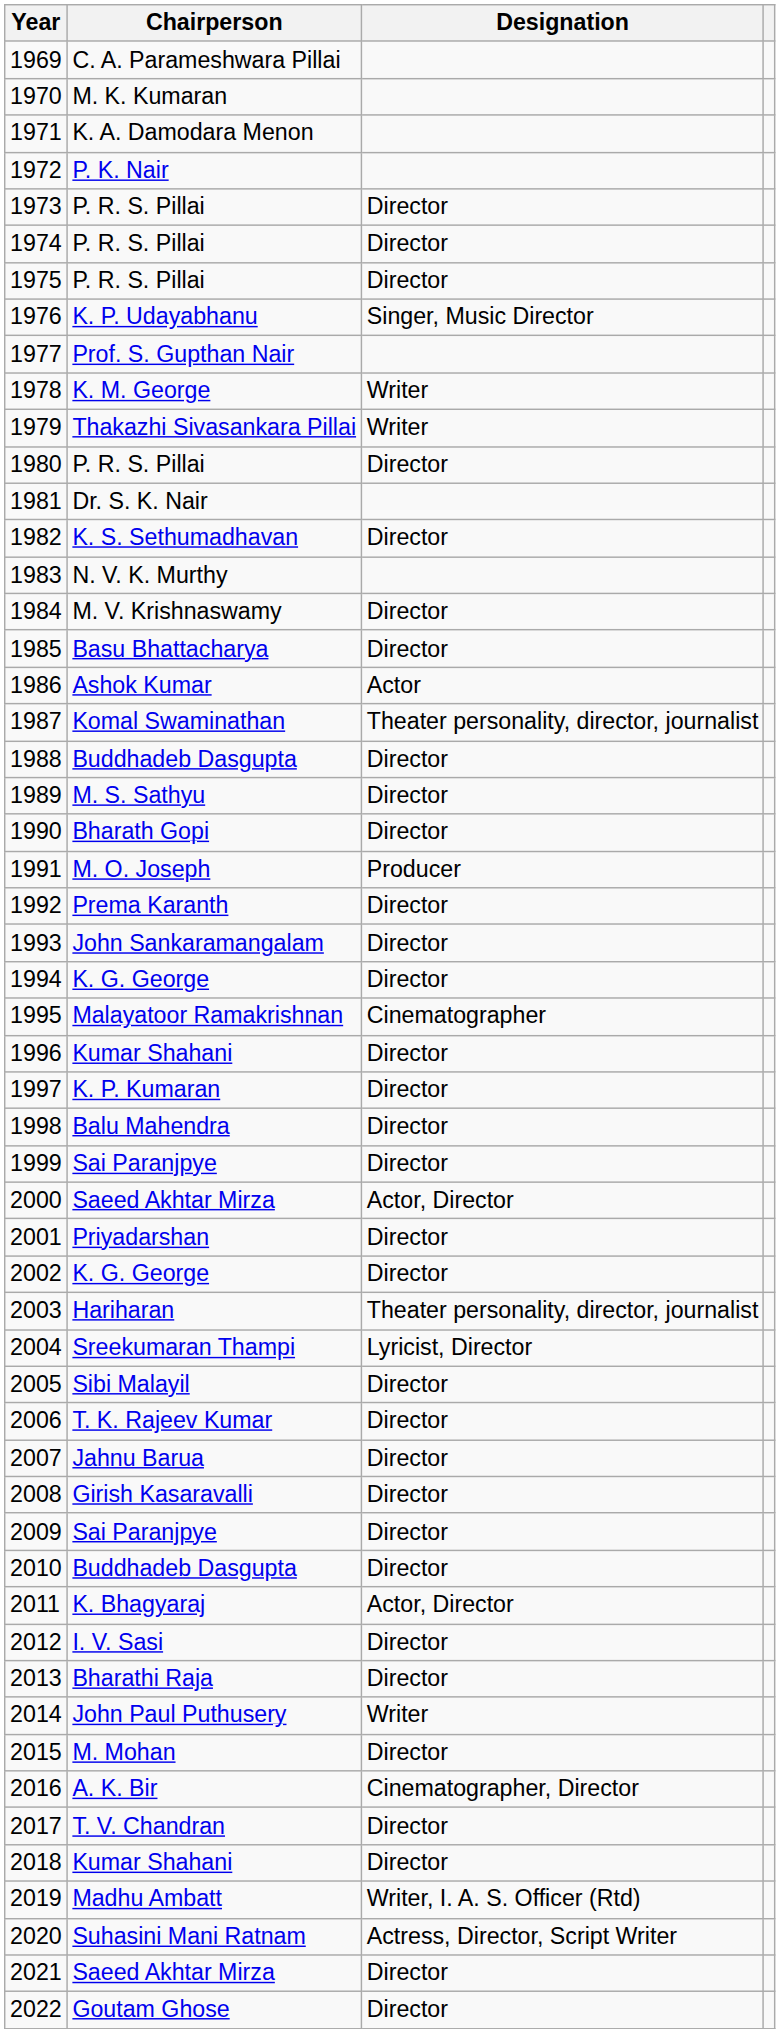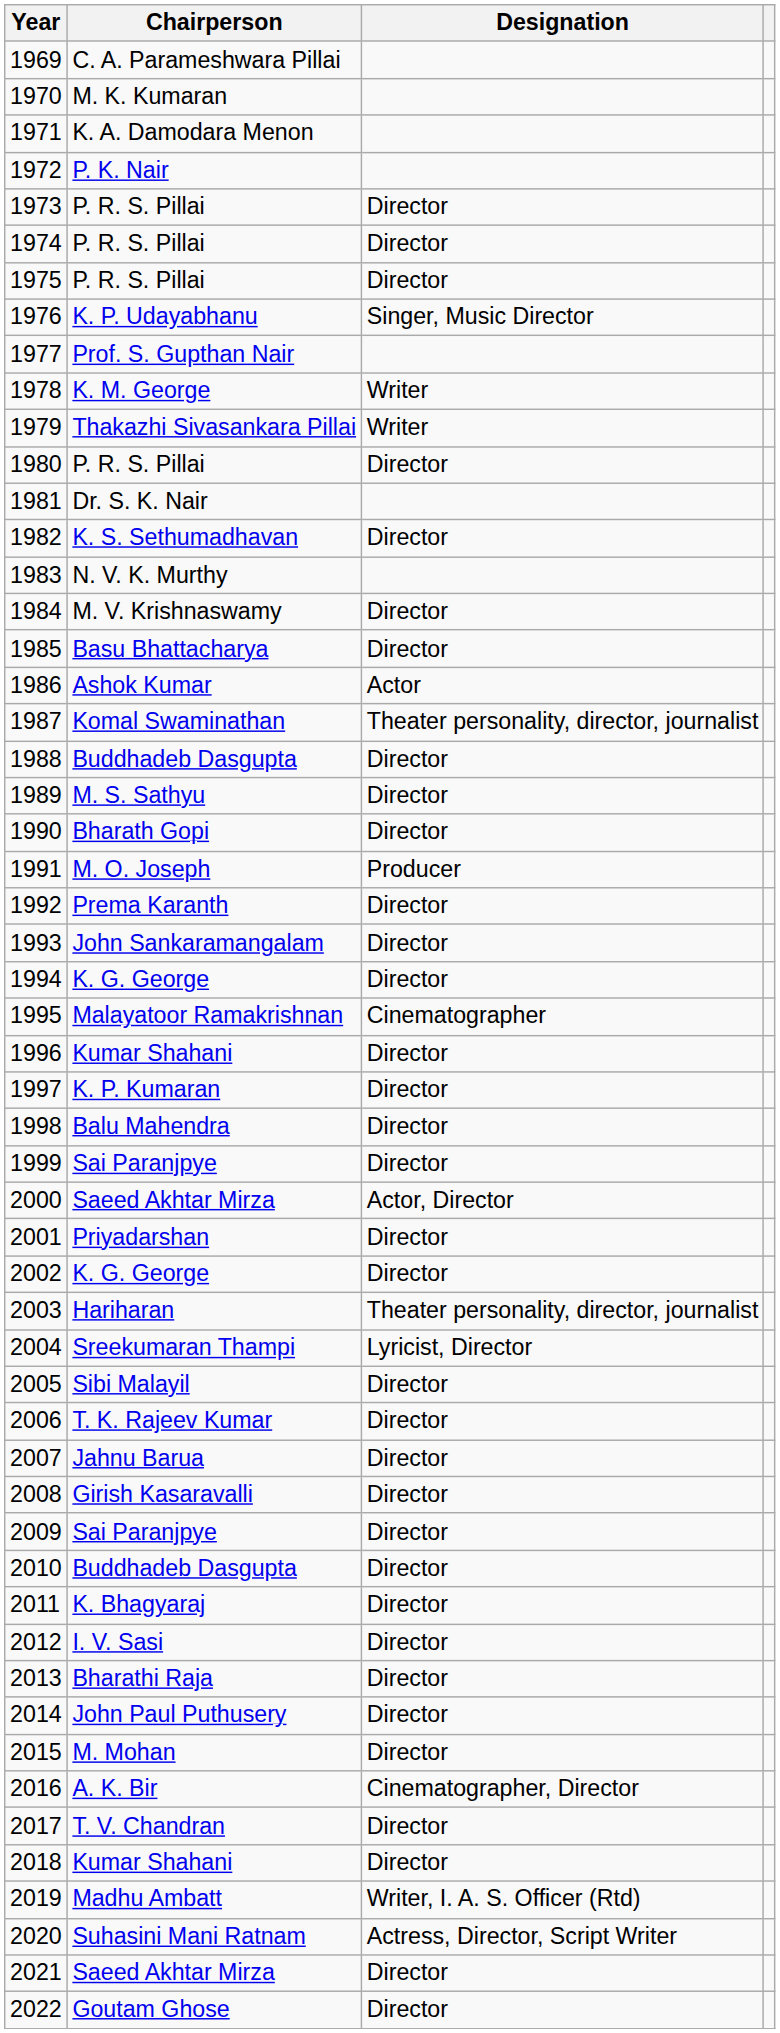(440, 1605) Actor, Director -> (407, 1605) Director
(397, 1715) Writer -> (407, 1715) Director
